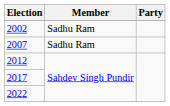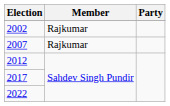(71, 28) Sadhu Ram -> (67, 28) Rajkumar
(71, 45) Sadhu Ram -> (67, 45) Rajkumar
